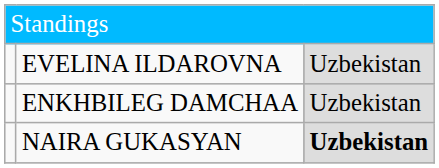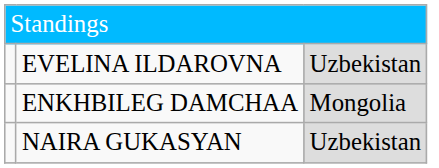(365, 102) Uzbekistan -> (358, 102) Mongolia
(369, 142) bold -> (365, 142) normal
